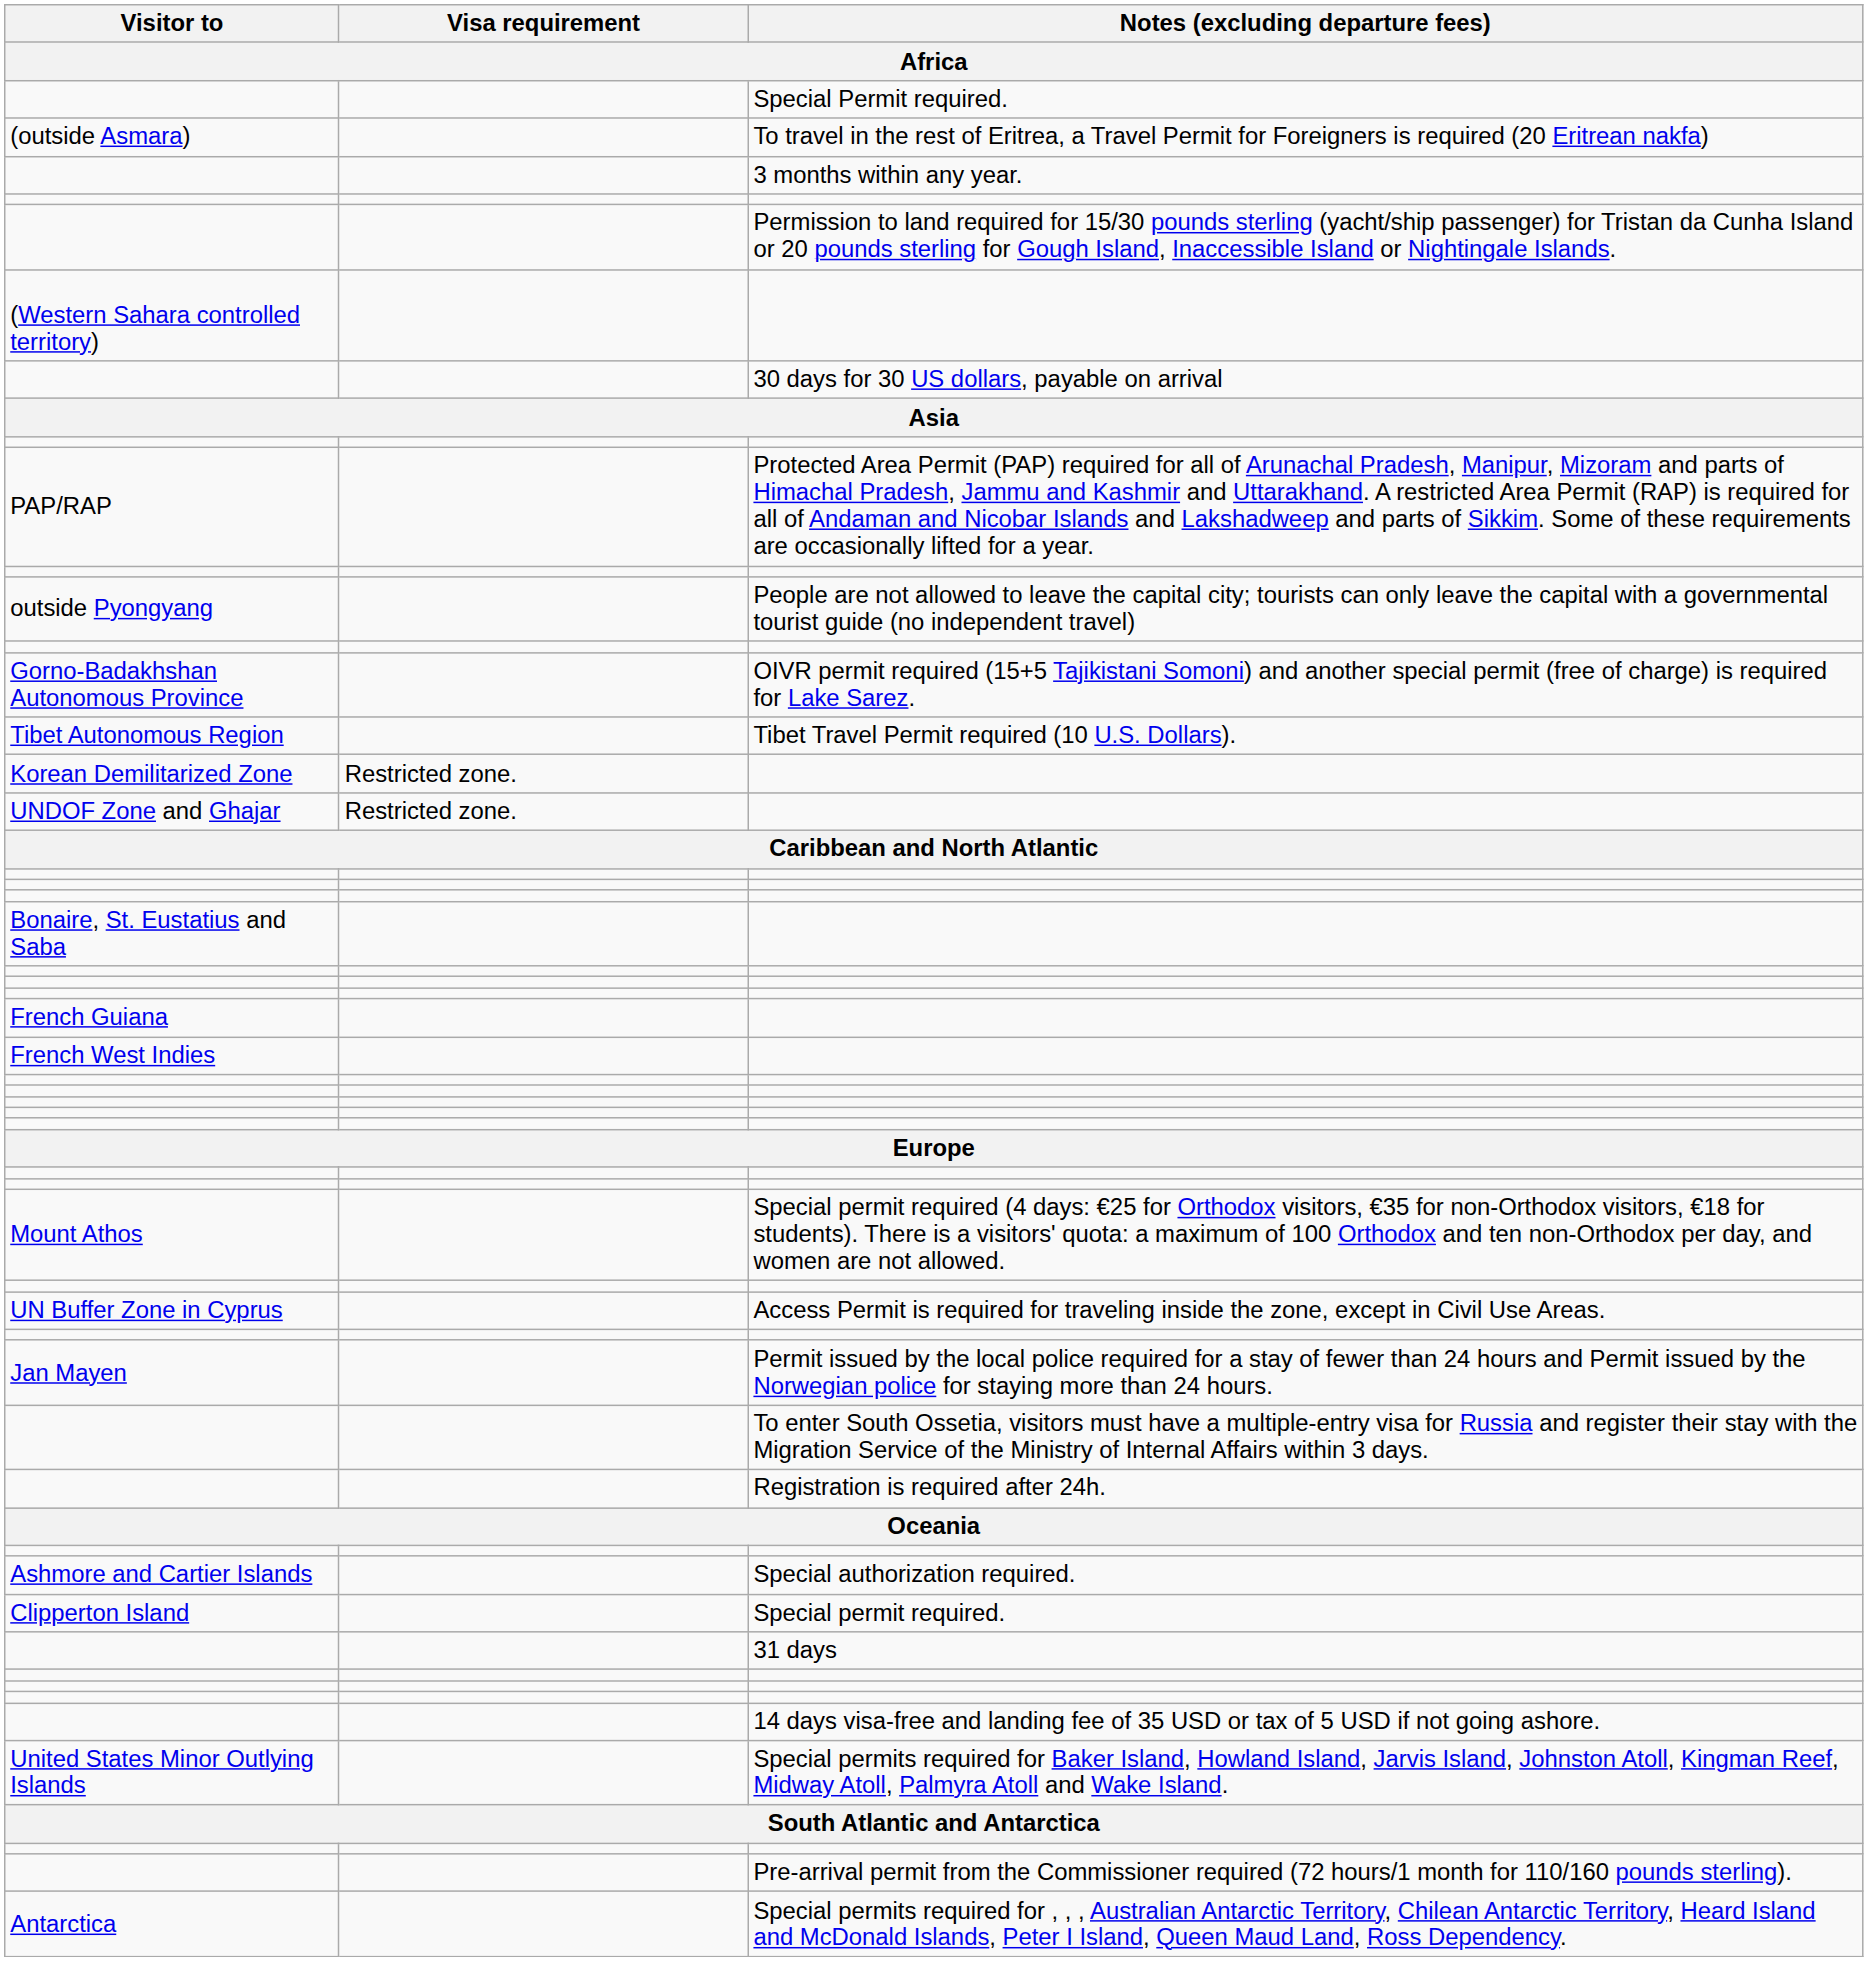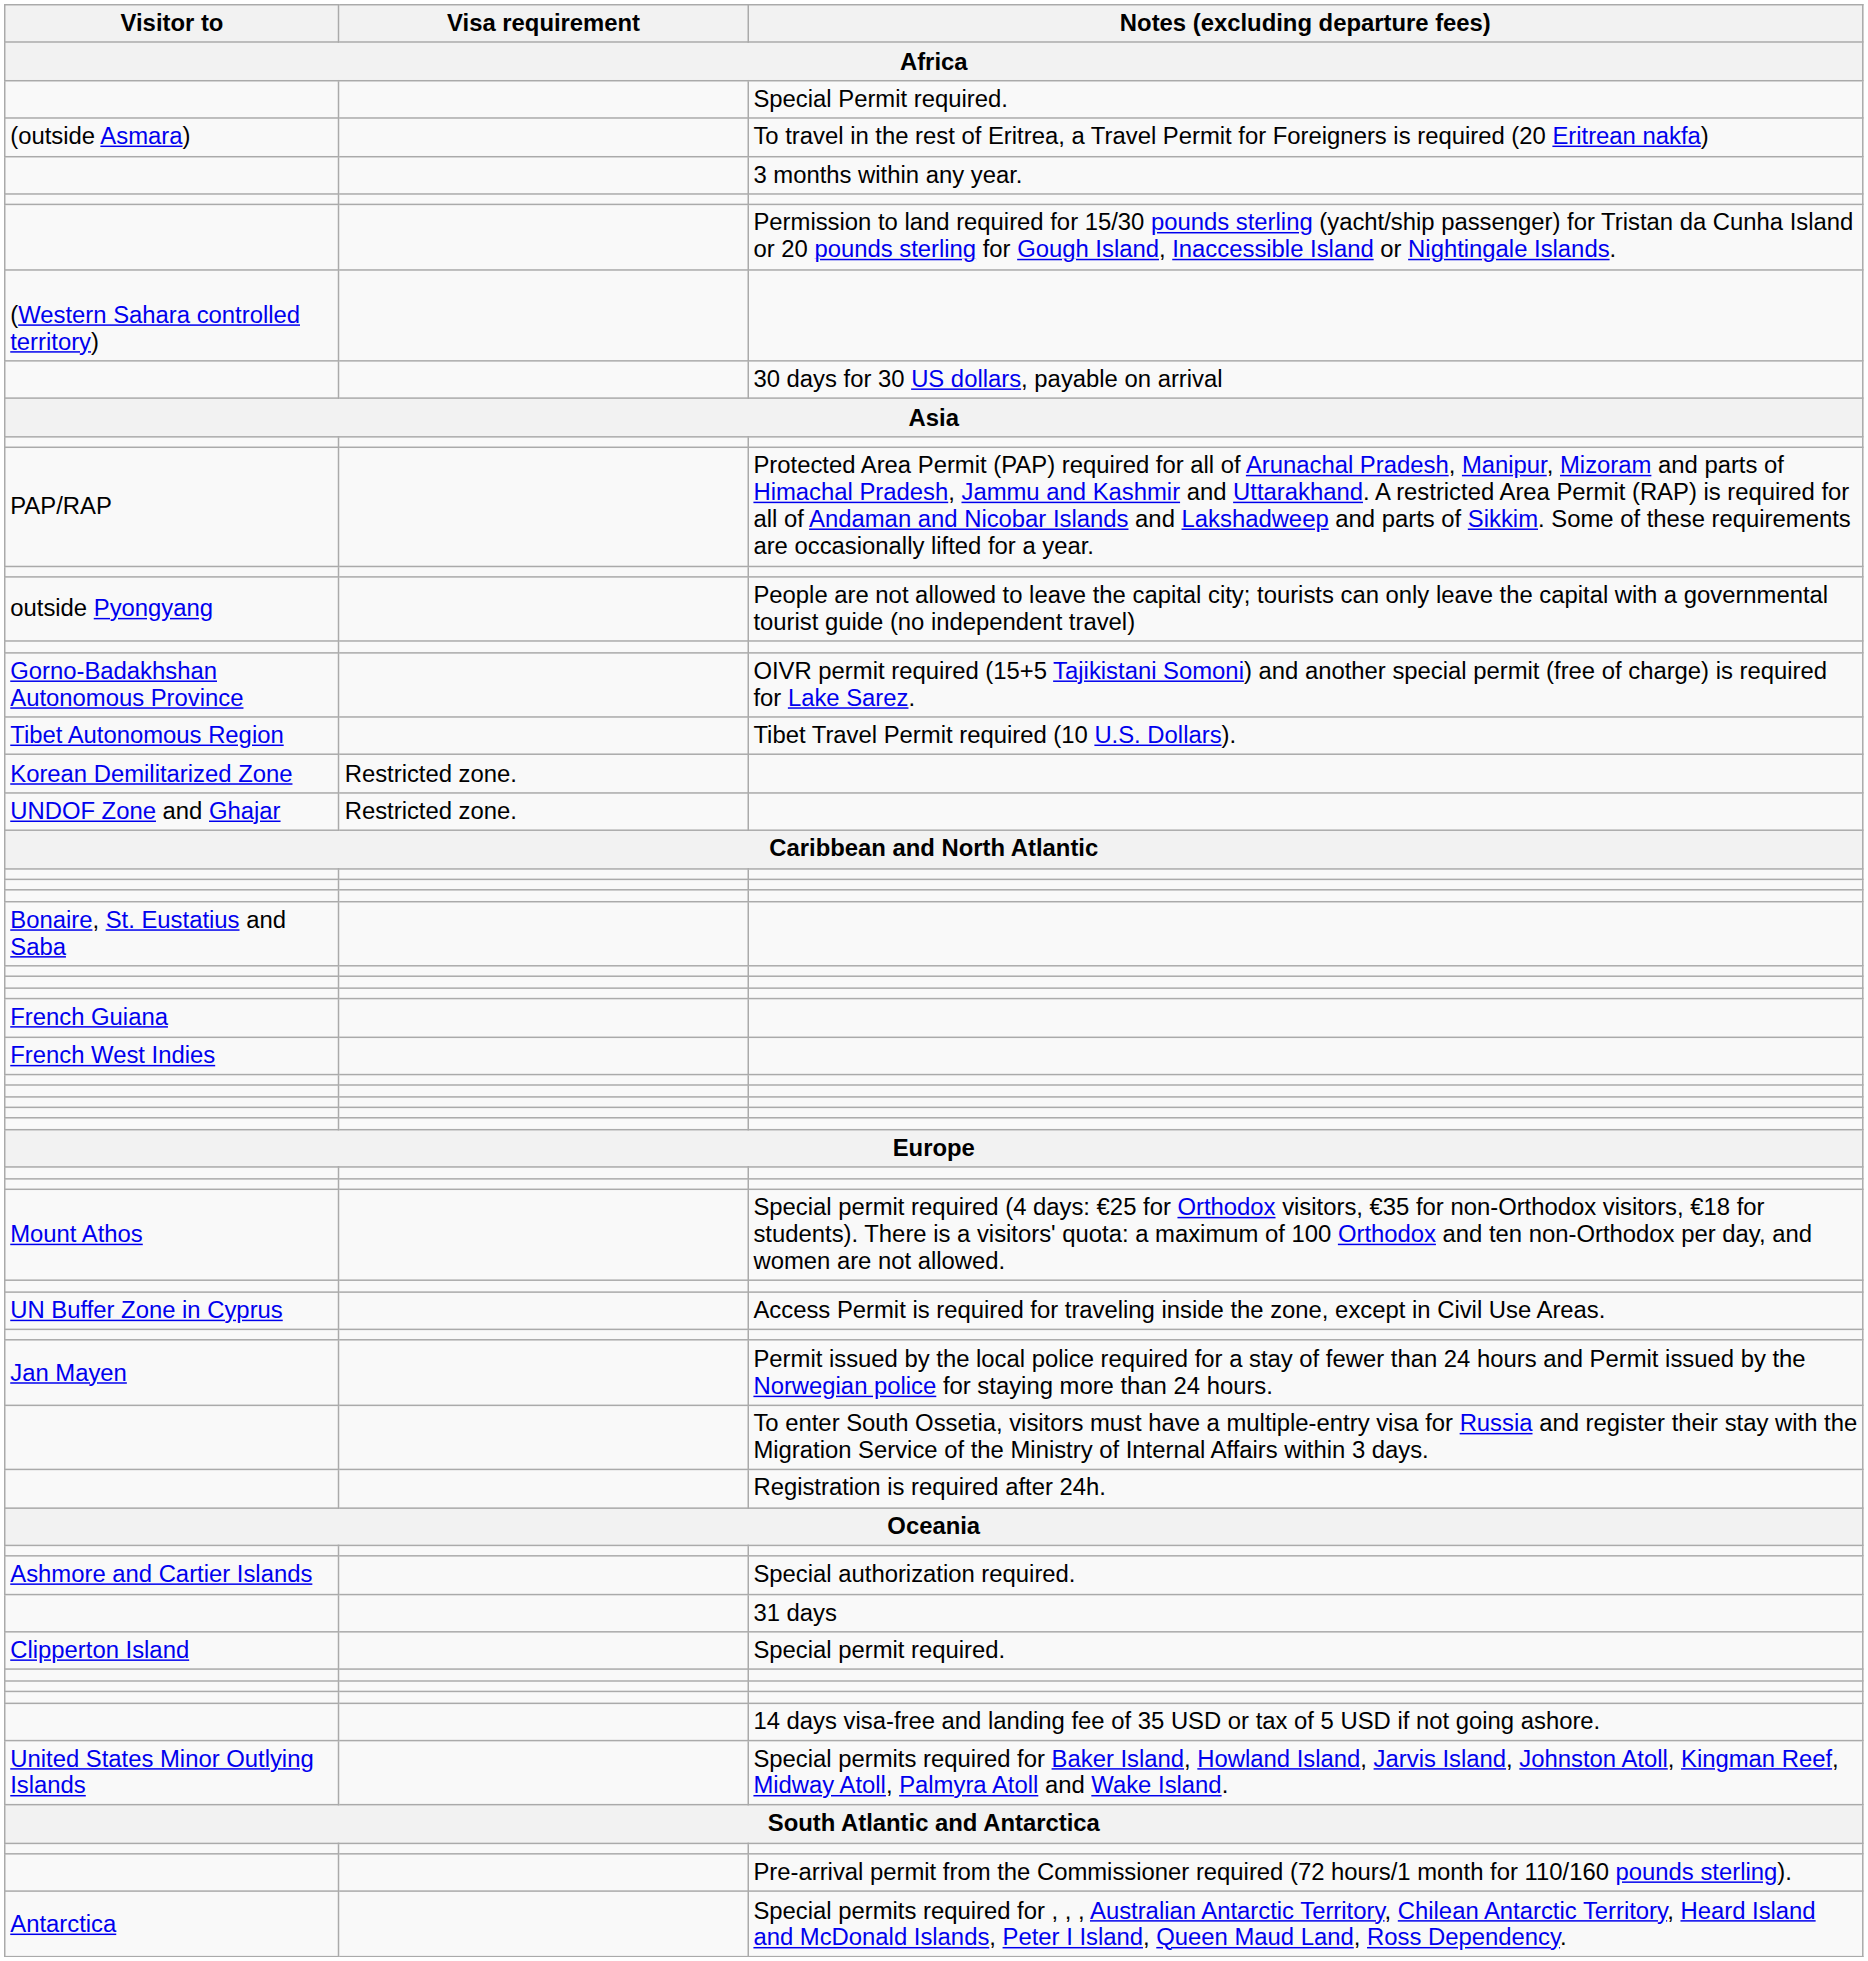rows swapped: (100, 1612) <-> (172, 1651)
